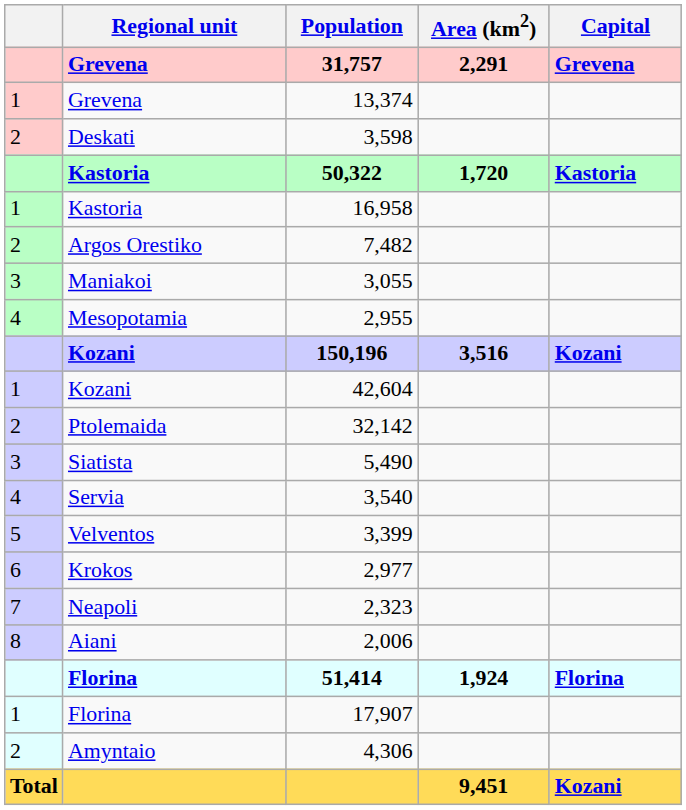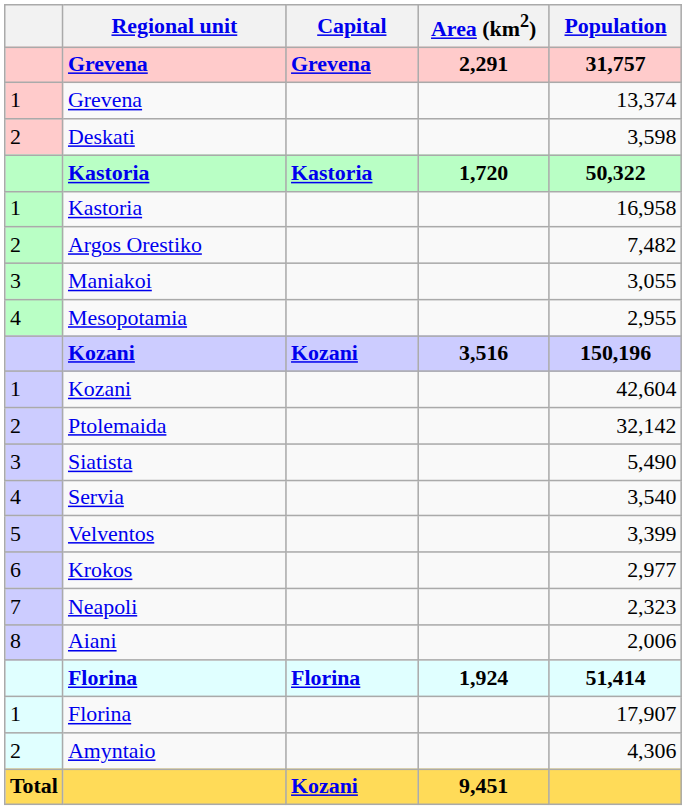columns swapped: (616, 25) <-> (352, 25)
